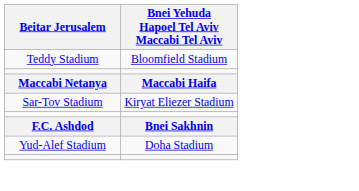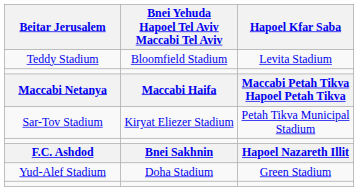+ column: (296, 27)
